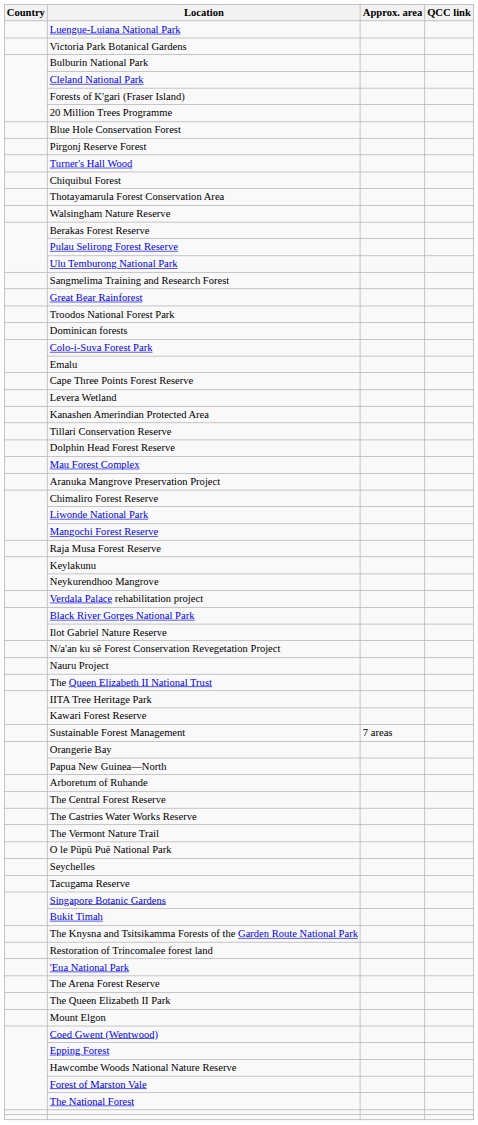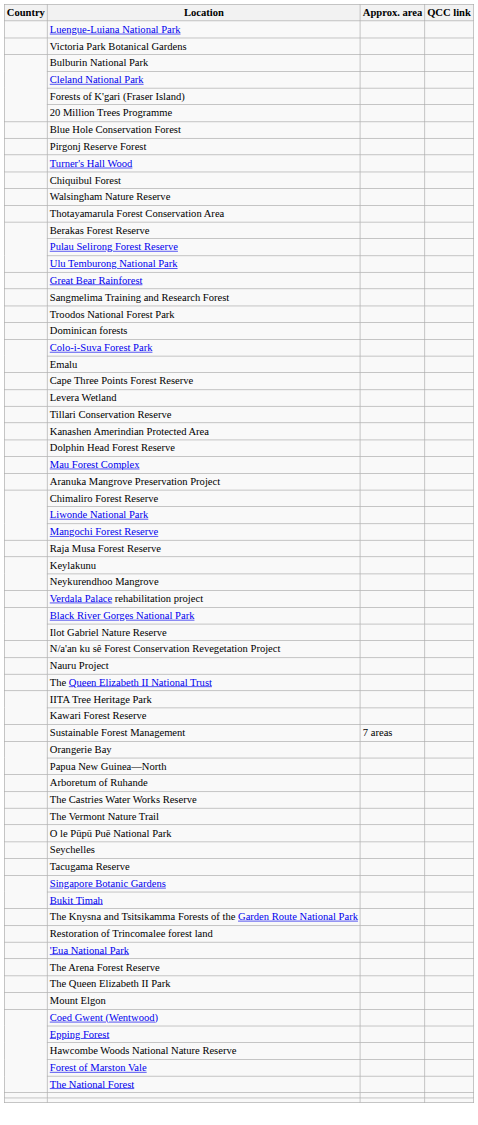rows swapped: (110, 213) <-> (137, 197)
rows swapped: (140, 280) <-> (96, 297)
rows swapped: (129, 414) <-> (111, 431)
- row: (108, 800)
